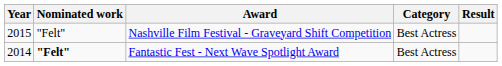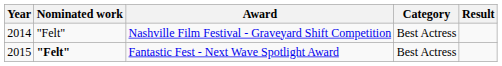(19, 33) 2015 -> (19, 33) 2014
(19, 52) 2014 -> (19, 52) 2015
